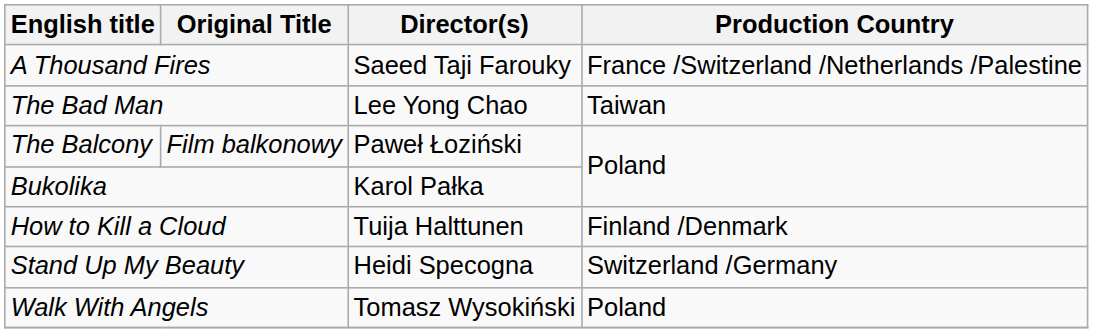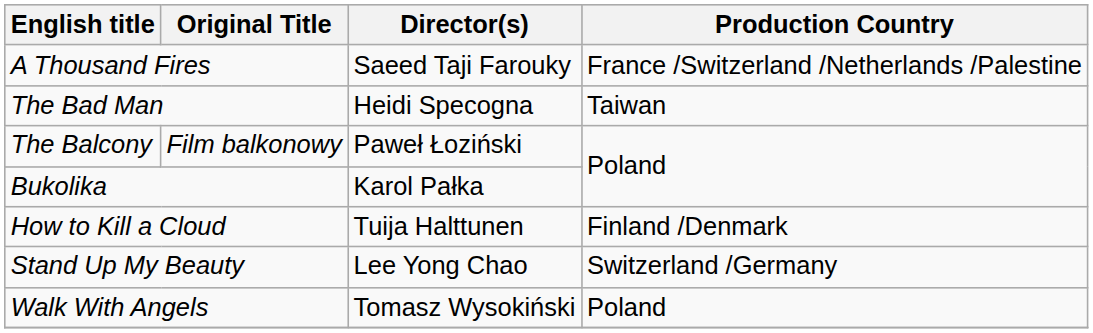(441, 105) Lee Yong Chao -> (443, 105) Heidi Specogna
(443, 266) Heidi Specogna -> (441, 266) Lee Yong Chao
